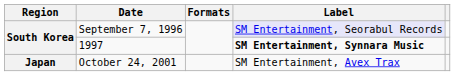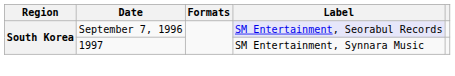(330, 46) bold -> (330, 46) normal
- row: (128, 62)
